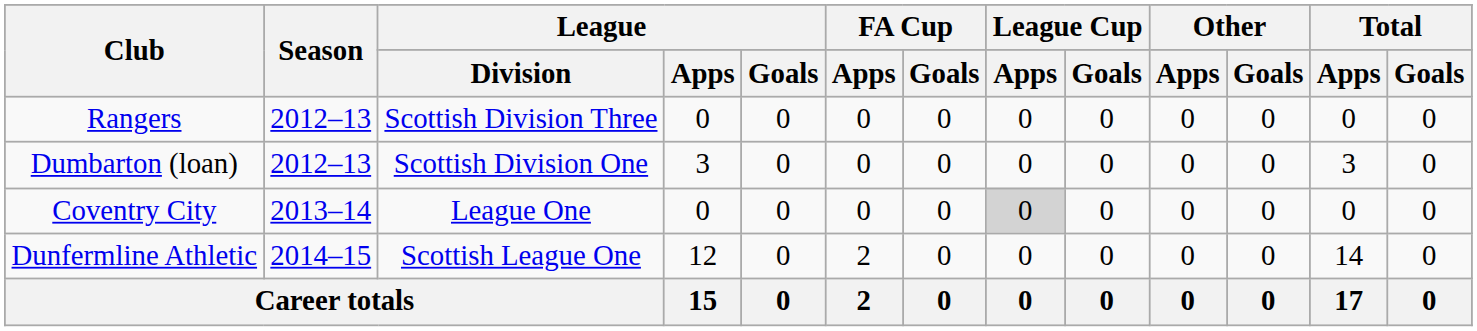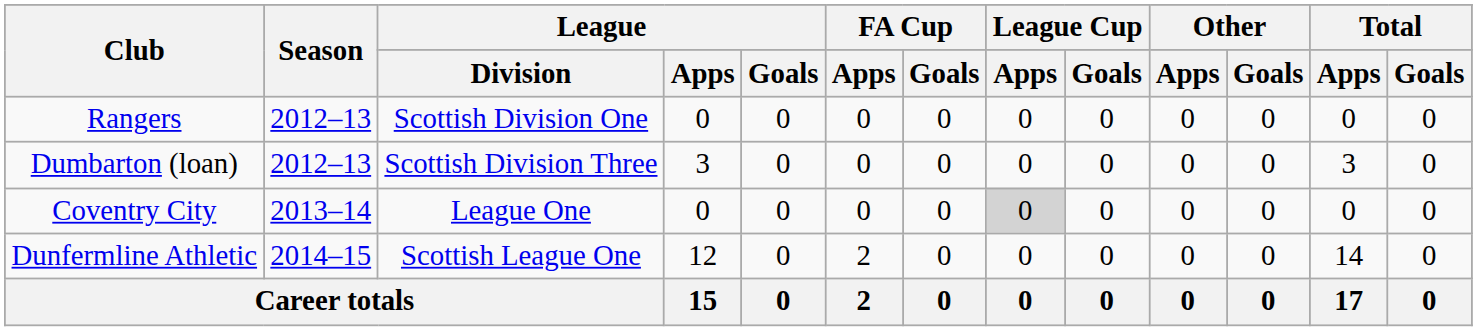(521, 118) Scottish Division Three -> (521, 118) Scottish Division One
(521, 164) Scottish Division One -> (521, 164) Scottish Division Three
